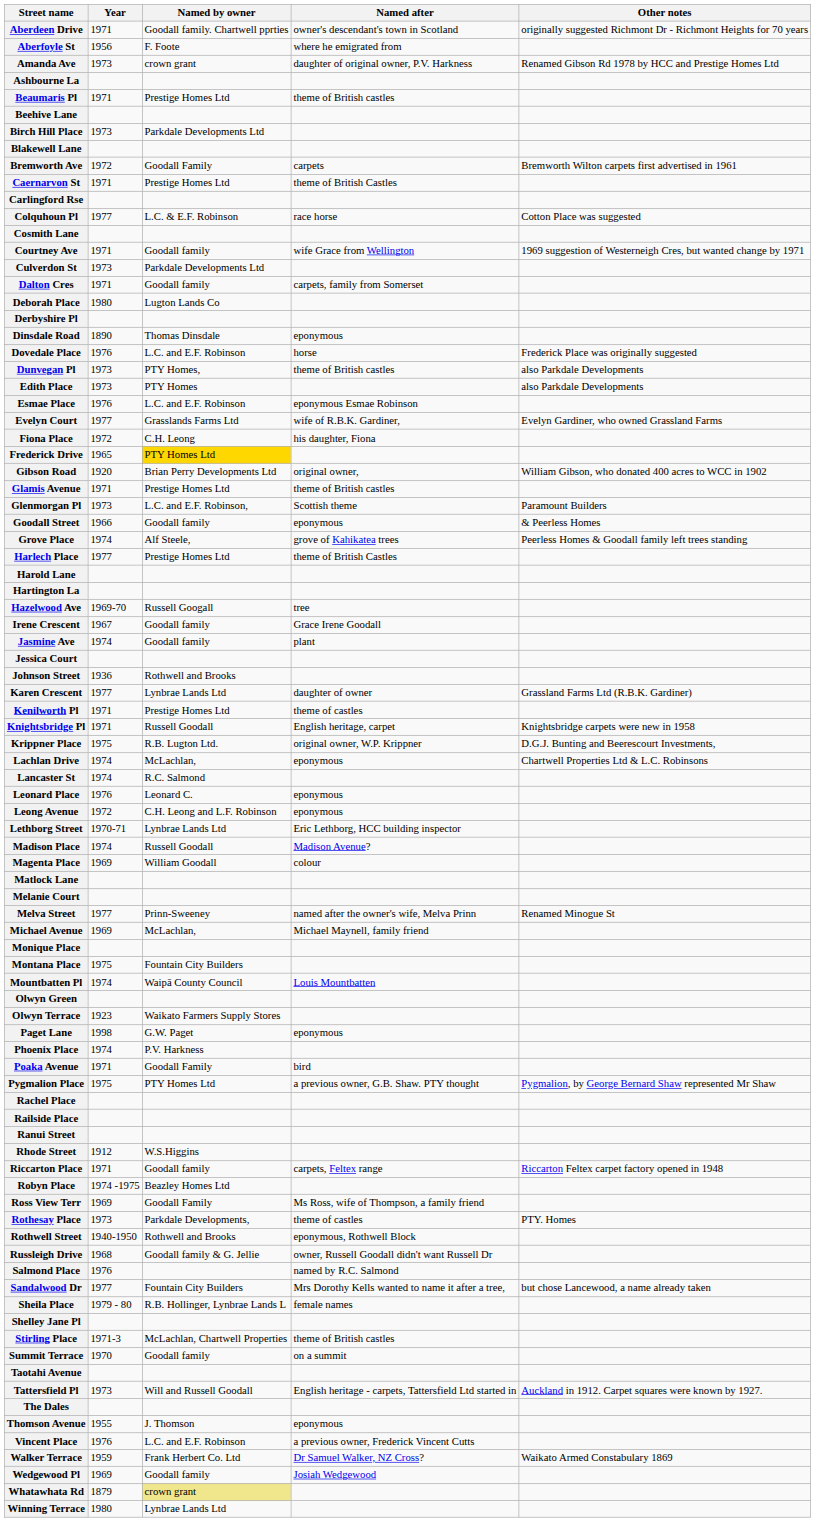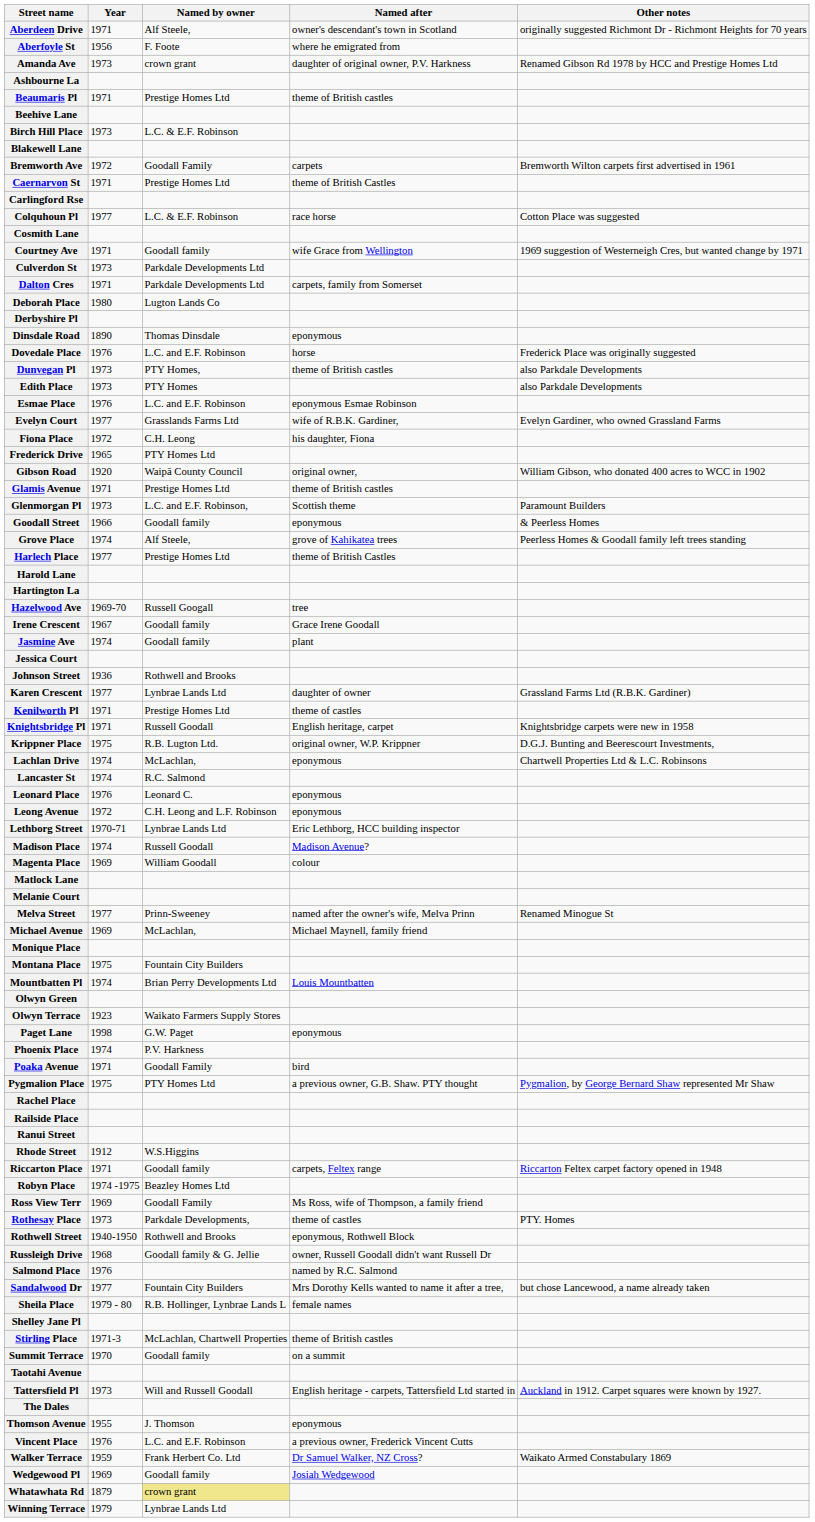(217, 30) Goodall family. Chartwell pprties -> (167, 30) Alf Steele,
(204, 132) Parkdale Developments Ltd -> (191, 132) L.C. & E.F. Robinson
(177, 285) Goodall family -> (204, 285) Parkdale Developments Ltd
(180, 455) gold background -> (180, 455) no background
(210, 472) Brian Perry Developments Ltd -> (194, 472) Waipā County Council
(194, 982) Waipā County Council -> (210, 982) Brian Perry Developments Ltd
(101, 1509) 1980 -> (101, 1509) 1979
